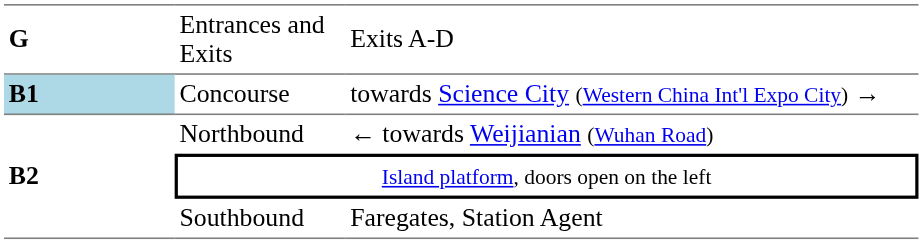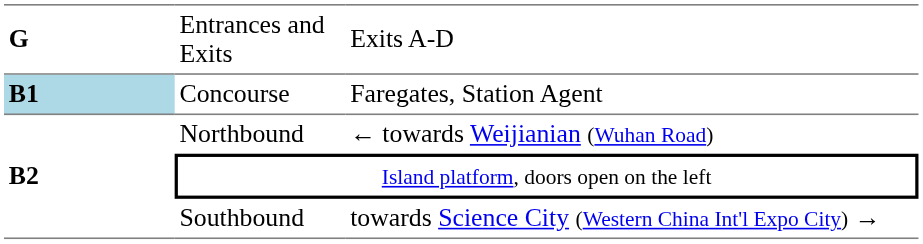(615, 93) towards Science City (Western China Int'l Expo City) → -> (476, 93) Faregates, Station Agent
(476, 217) Faregates, Station Agent -> (615, 217) towards Science City (Western China Int'l Expo City) →
